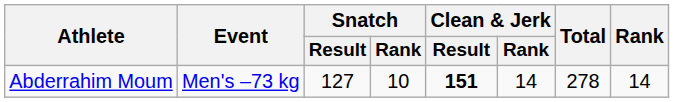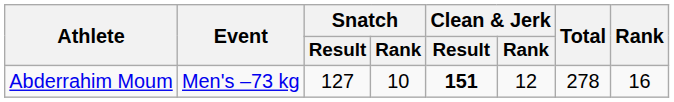(526, 82) 14 -> (526, 82) 12
(640, 82) 14 -> (640, 82) 16
